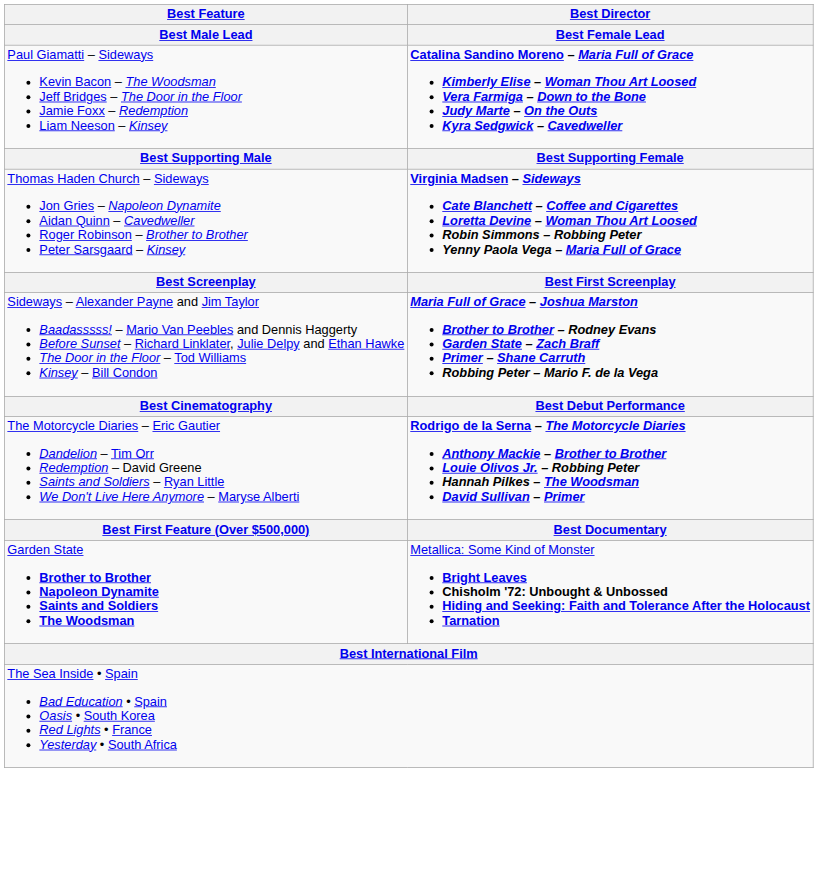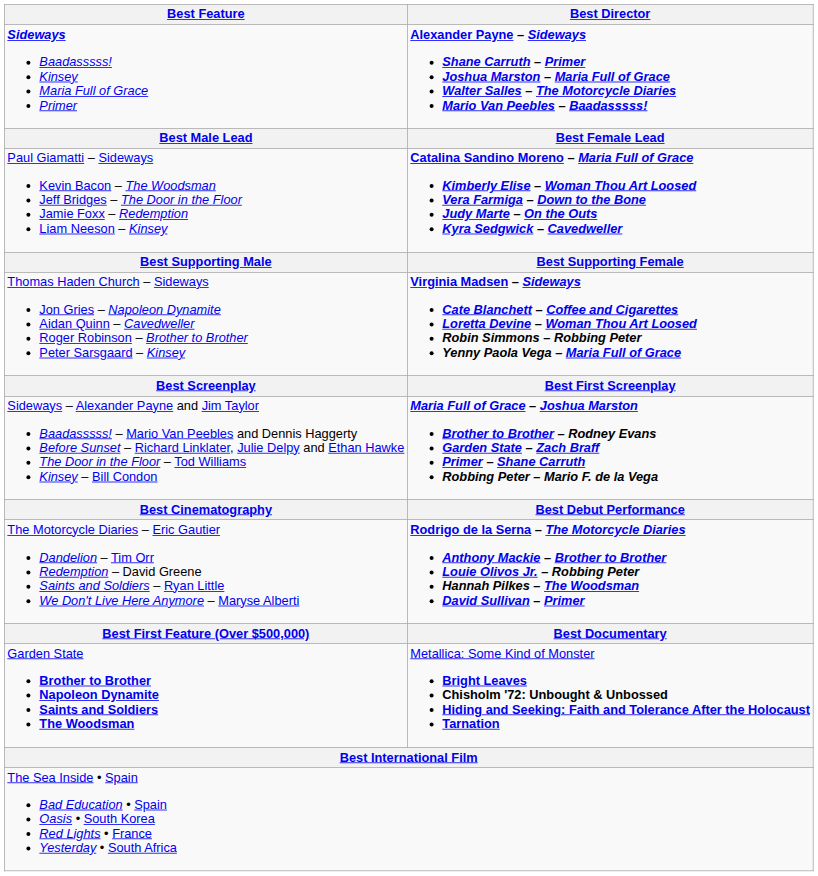+ row: (206, 70)
